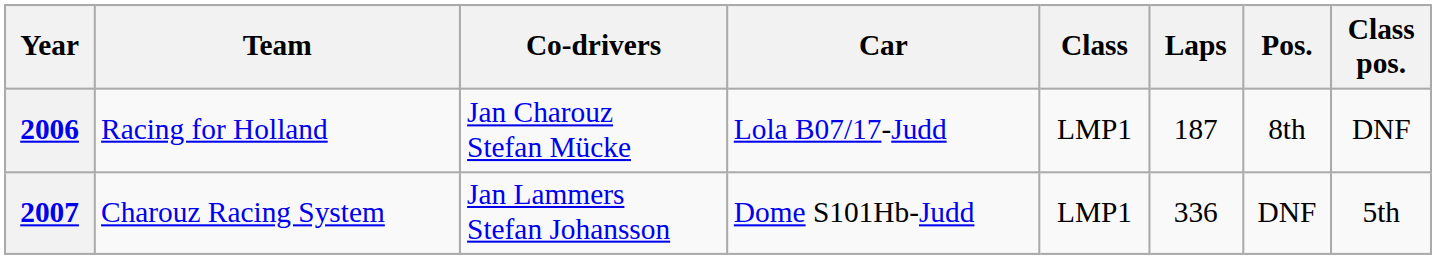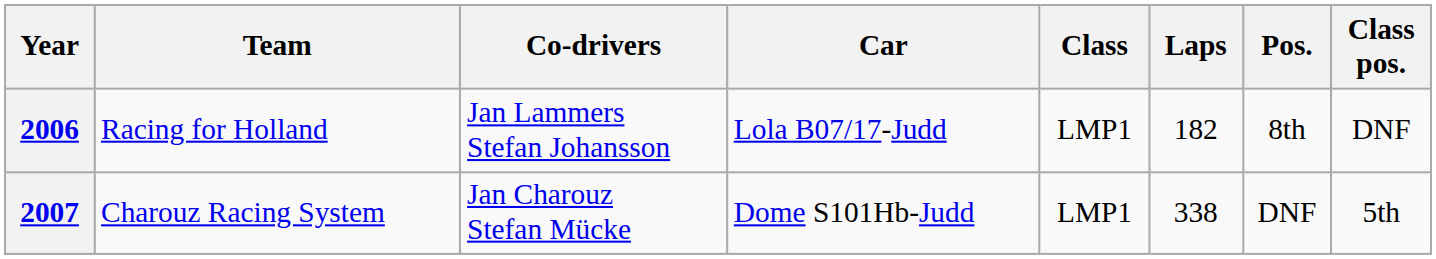(549, 129) Jan Charouz Stefan Mücke -> (569, 129) Jan Lammers Stefan Johansson
(1196, 129) 187 -> (1196, 129) 182
(569, 212) Jan Lammers Stefan Johansson -> (549, 212) Jan Charouz Stefan Mücke
(1196, 212) 336 -> (1196, 212) 338
